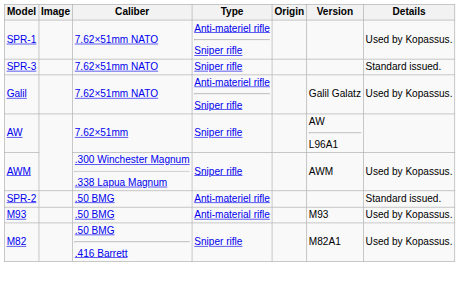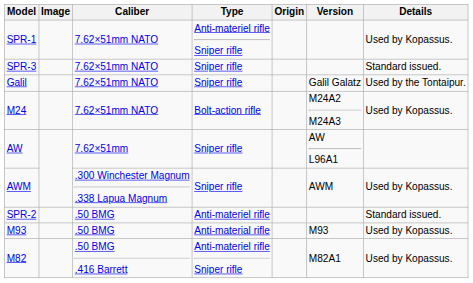(232, 94) Anti-materiel rifle Sniper rifle -> (218, 83) Sniper rifle
(409, 94) Used by Kopassus. -> (416, 83) Used by the Tontaipur.
+ row: (16, 110)
(218, 242) Sniper rifle -> (232, 258) Anti-materiel rifle Sniper rifle
